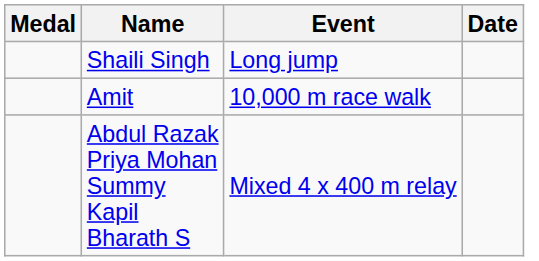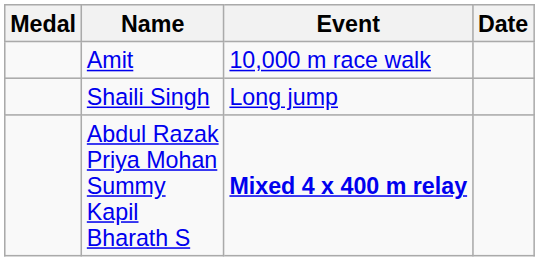rows swapped: (148, 60) <-> (110, 97)
(343, 186) normal -> (348, 186) bold
